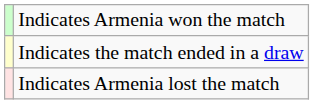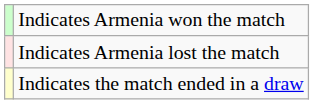rows swapped: (161, 51) <-> (149, 83)
